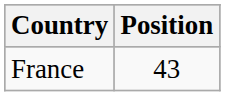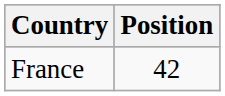(167, 68) 43 -> (167, 68) 42
